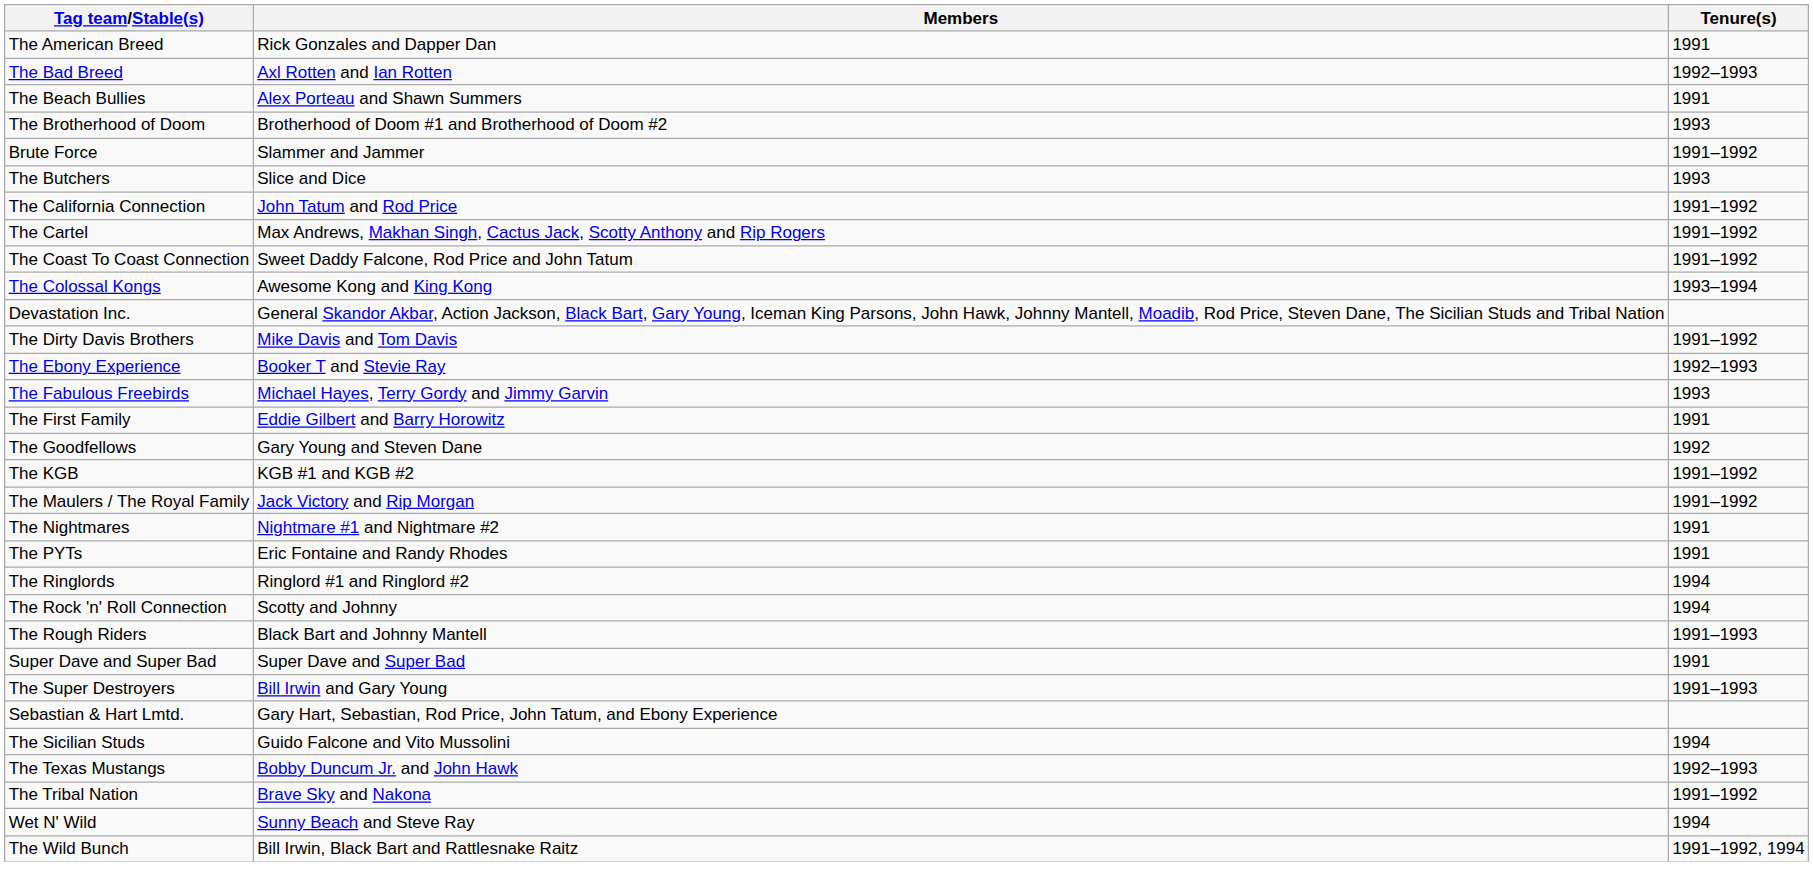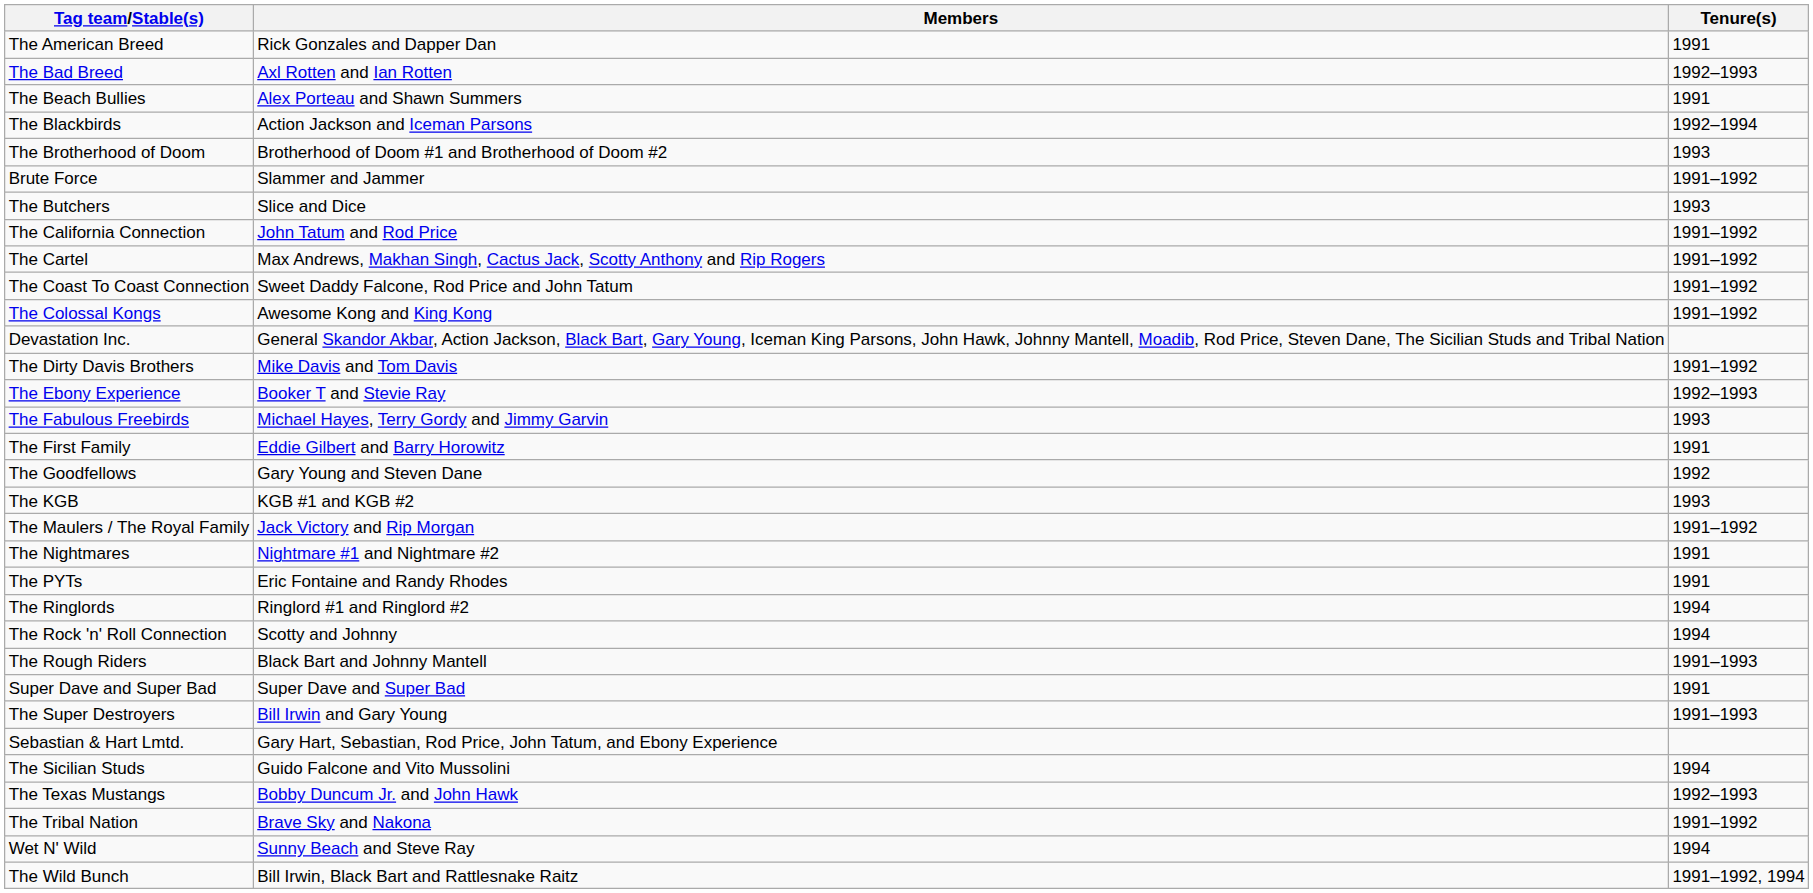+ row: (65, 125)
(1715, 286) 1993–1994 -> (1715, 312) 1991–1992
(1715, 473) 1991–1992 -> (1691, 500) 1993
